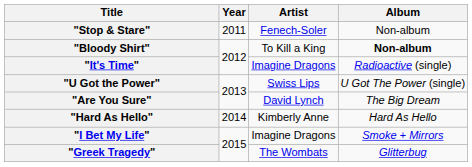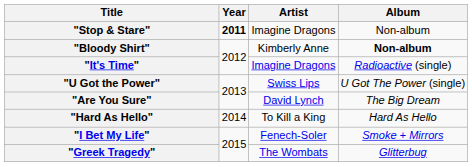(234, 30) normal -> (234, 30) bold
(293, 30) Fenech-Soler -> (293, 30) Imagine Dragons
(293, 48) To Kill a King -> (293, 48) Kimberly Anne
(293, 118) Kimberly Anne -> (293, 118) To Kill a King
(293, 135) Imagine Dragons -> (293, 135) Fenech-Soler
